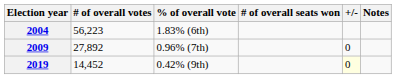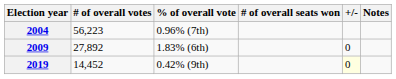(182, 30) 1.83% (6th) -> (182, 30) 0.96% (7th)
(182, 47) 0.96% (7th) -> (182, 47) 1.83% (6th)
